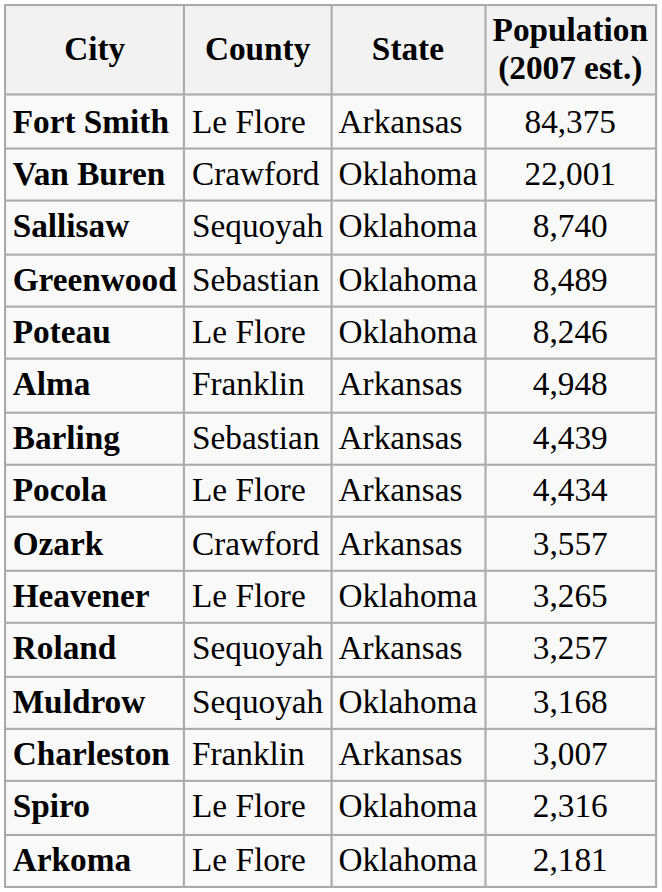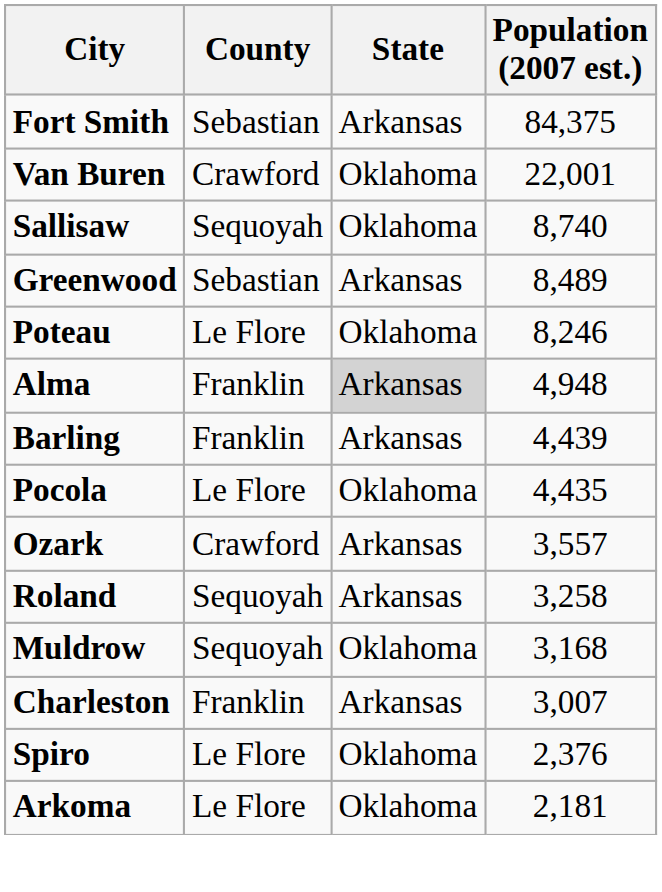(249, 121) Le Flore -> (256, 121) Sebastian
(408, 279) Oklahoma -> (401, 279) Arkansas
(401, 385) no background -> (401, 385) lightgrey background
(256, 437) Sebastian -> (248, 437) Franklin
(401, 490) Arkansas -> (408, 490) Oklahoma
(570, 490) 4,434 -> (570, 490) 4,435
- row: (81, 596)
(570, 648) 3,257 -> (570, 596) 3,258
(570, 807) 2,316 -> (570, 754) 2,376
